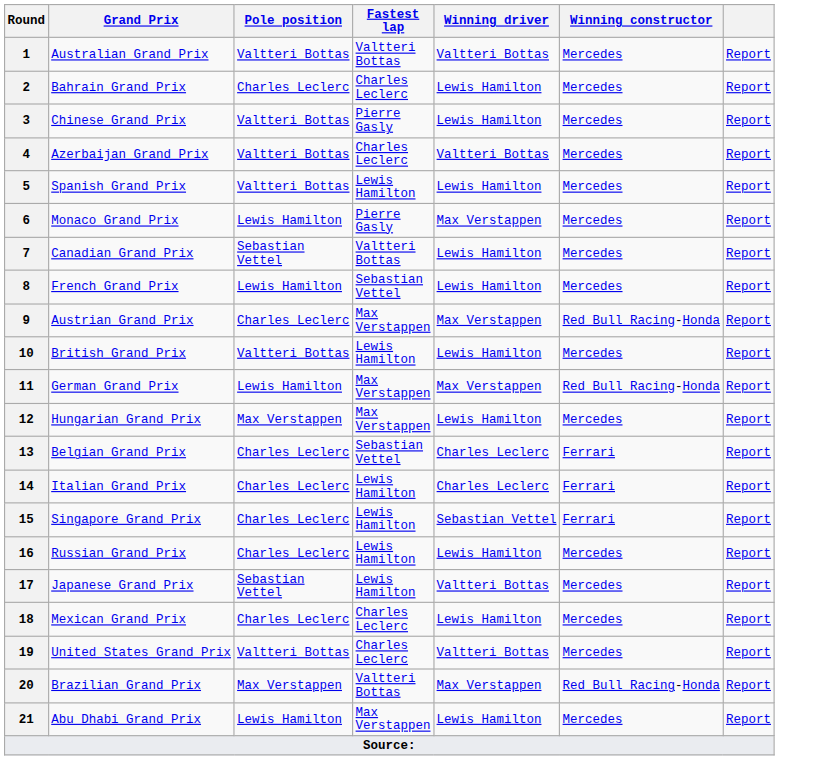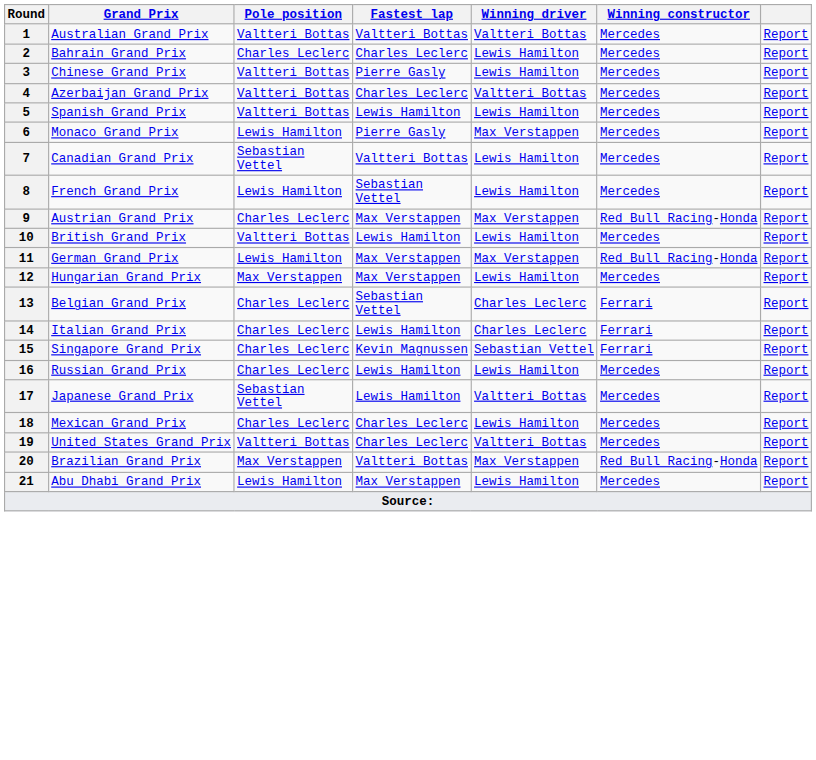(386, 520) Lewis Hamilton -> (412, 350) Kevin Magnussen
